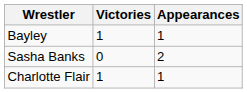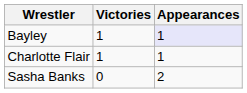(161, 35) no background -> (161, 35) lavender background
rows swapped: (49, 77) <-> (46, 56)
